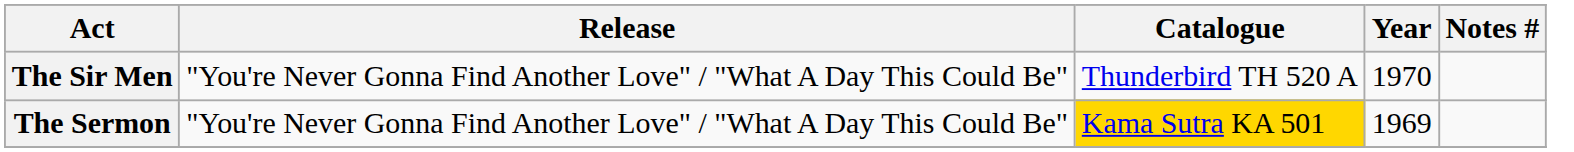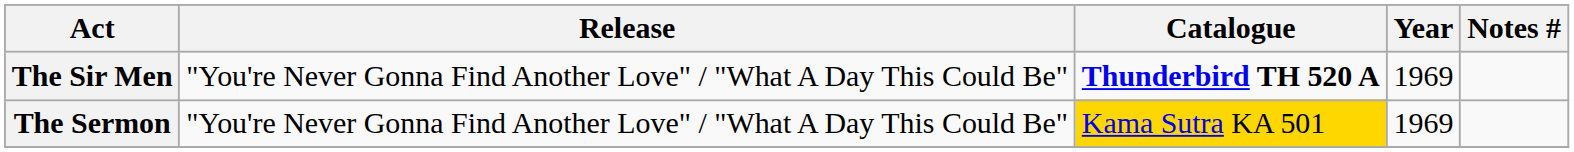(1220, 75) normal -> (1231, 75) bold
(1402, 75) 1970 -> (1423, 75) 1969
